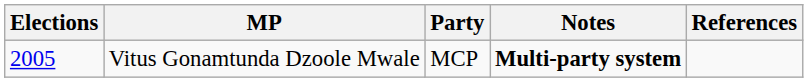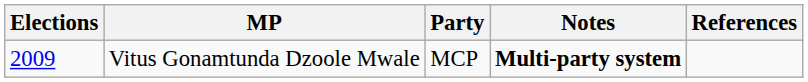(33, 58) 2005 -> (33, 58) 2009
